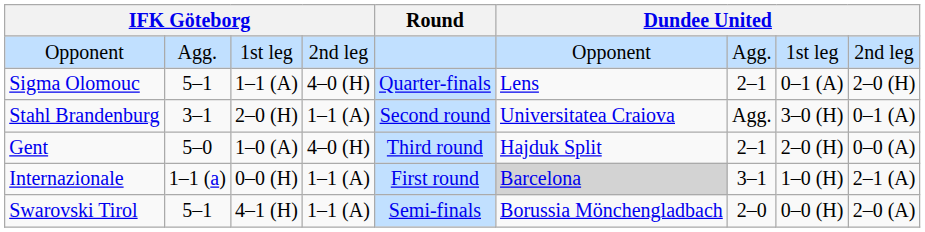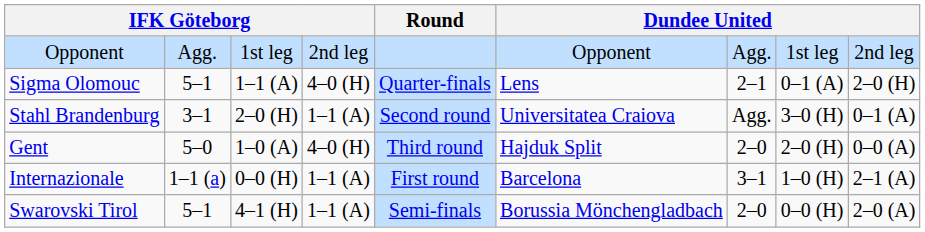(752, 147) 2–1 -> (752, 147) 2–0
(541, 178) lightgrey background -> (541, 178) no background
